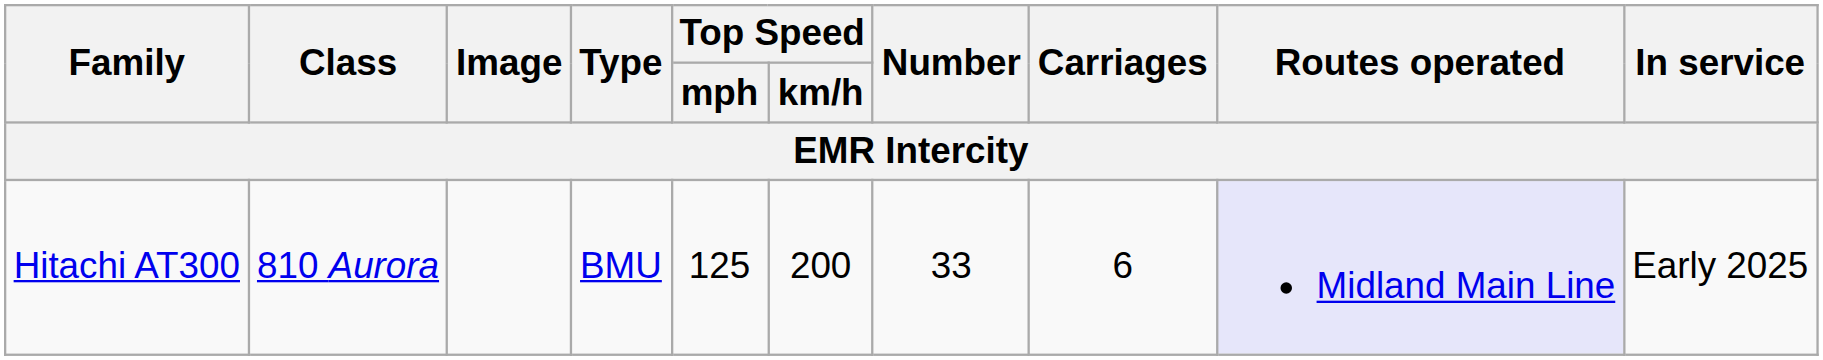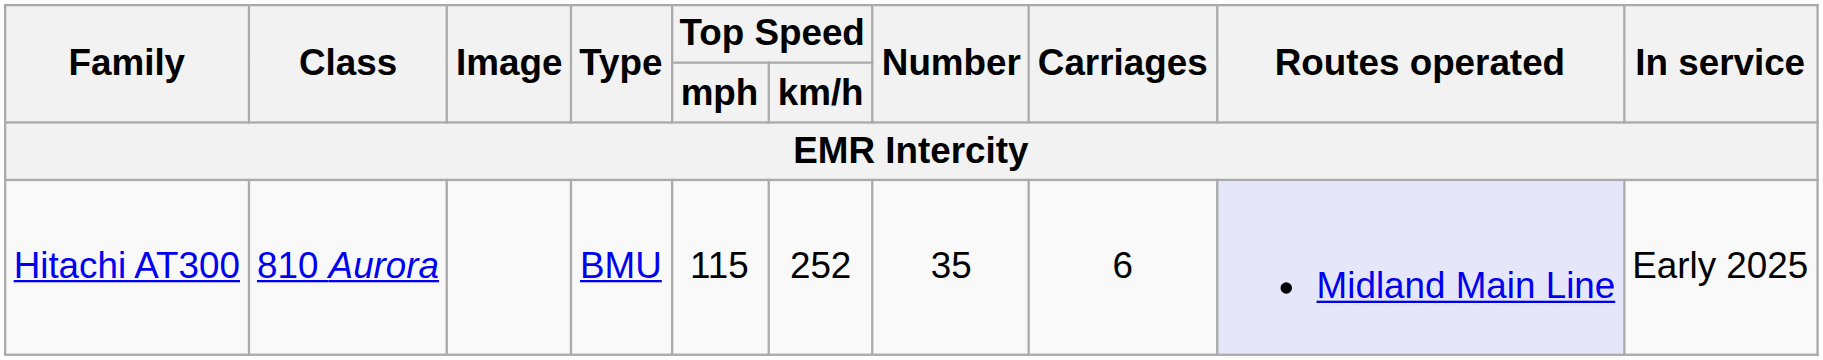(719, 266) 125 -> (719, 266) 115
(821, 266) 200 -> (821, 266) 252
(951, 266) 33 -> (951, 266) 35
